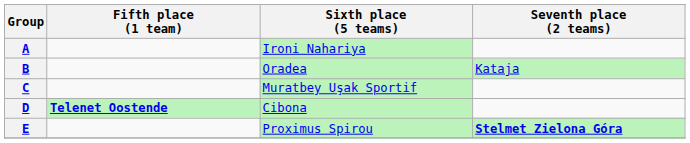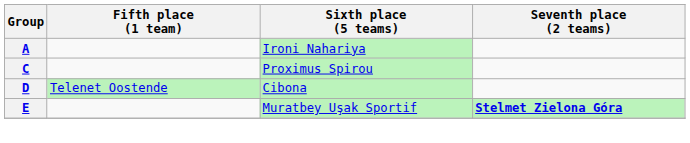- row: (26, 68)
(340, 88) Muratbey Uşak Sportif -> (318, 68) Proximus Spirou
(109, 108) bold -> (109, 88) normal
(318, 128) Proximus Spirou -> (340, 108) Muratbey Uşak Sportif
